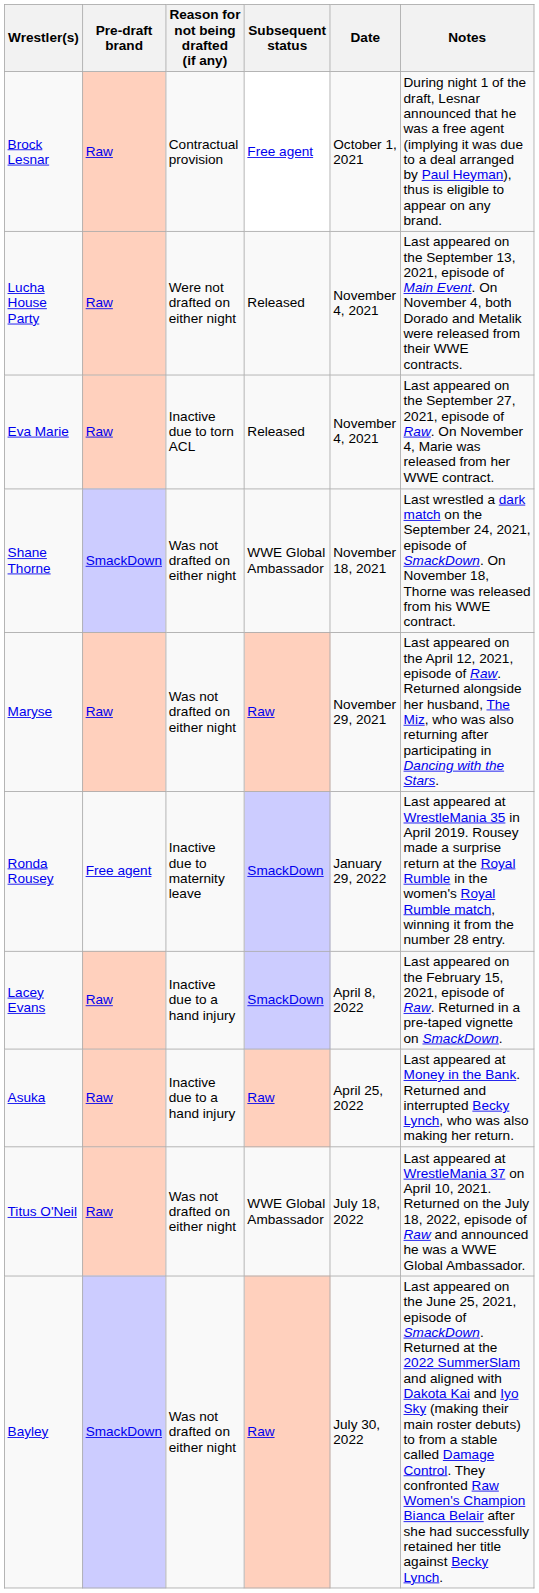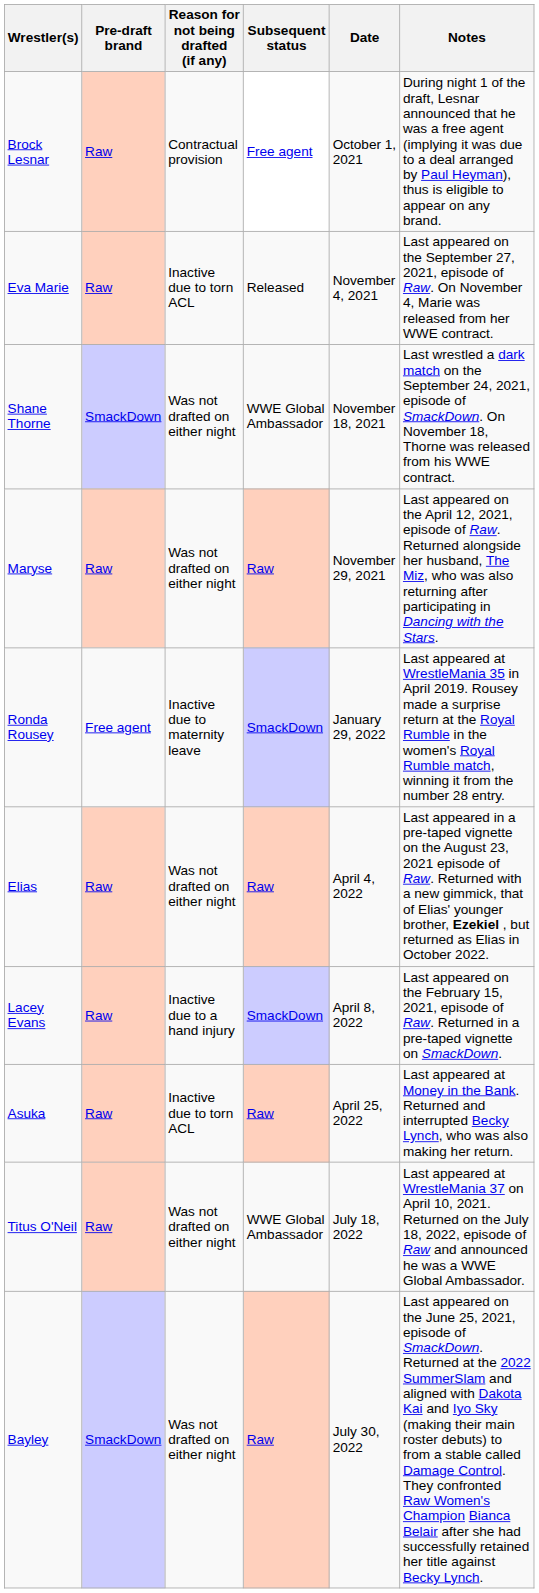- row: (27, 303)
+ row: (22, 886)
(202, 1098) Inactive due to a hand injury -> (201, 1113) Inactive due to torn ACL
